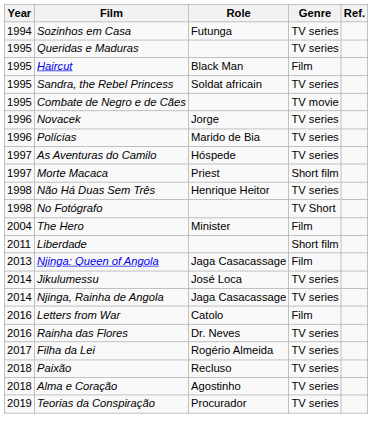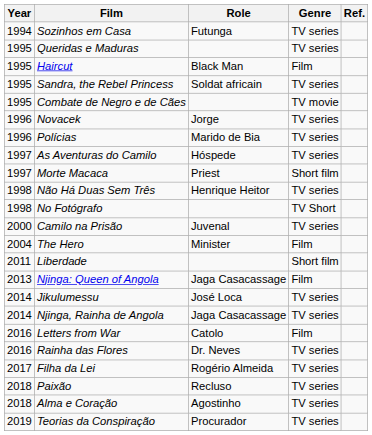+ row: (80, 226)
